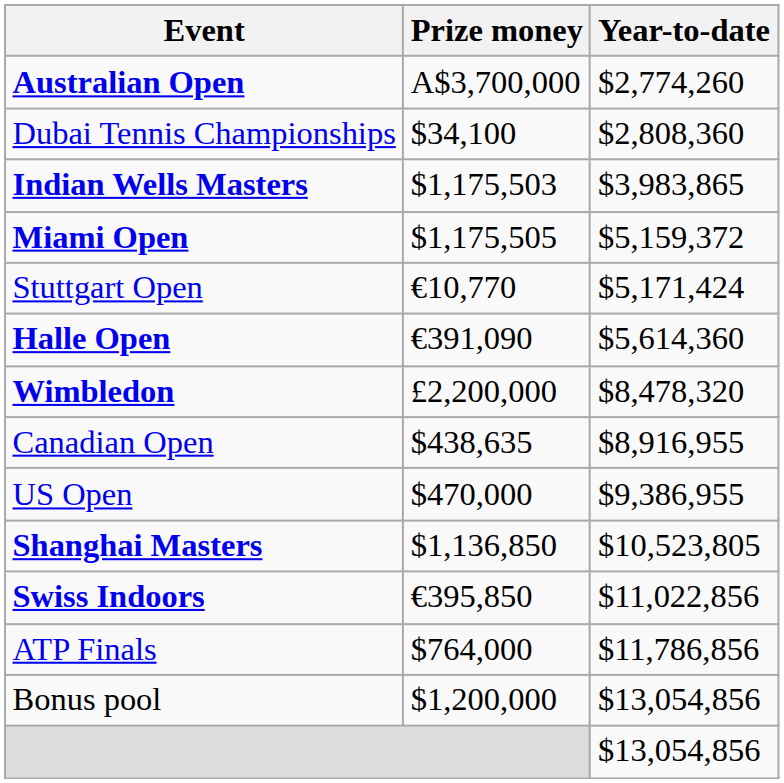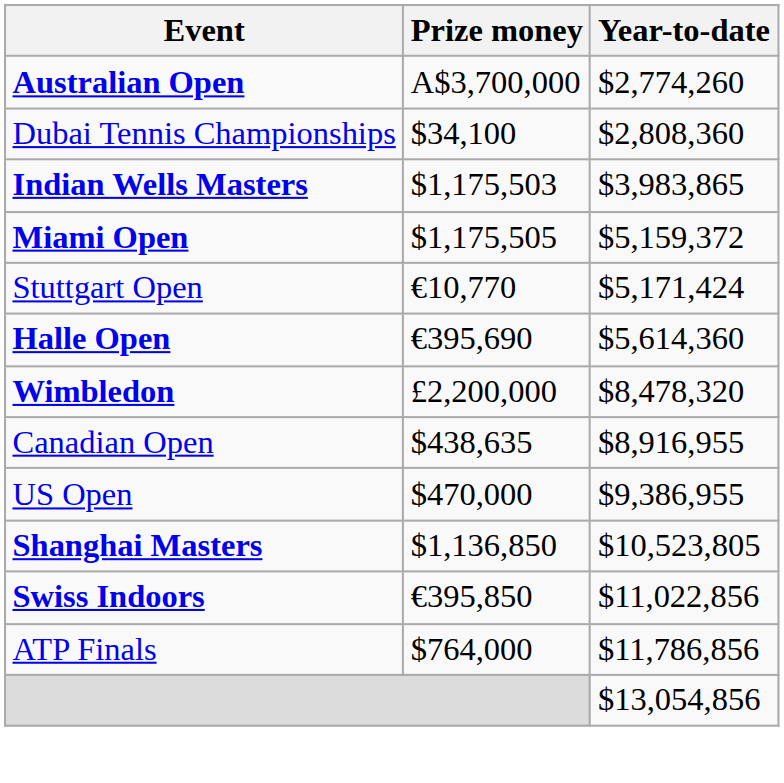(472, 339) €391,090 -> (472, 339) €395,690
- row: (87, 699)
